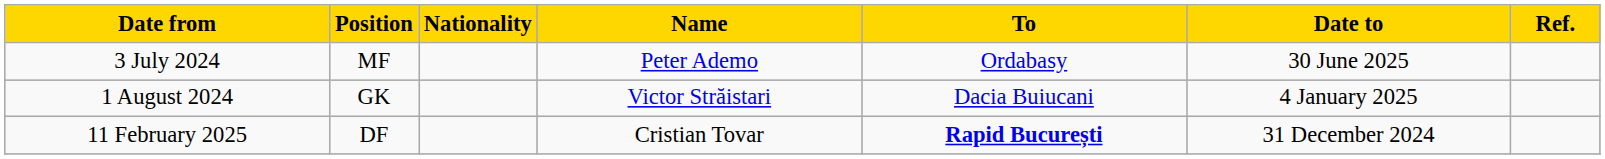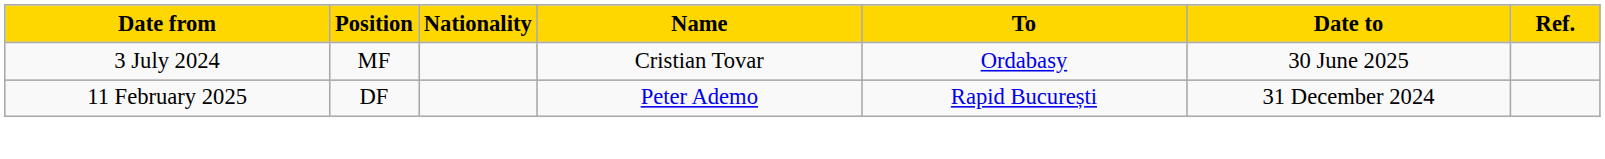(699, 60) Peter Ademo -> (699, 60) Cristian Tovar
- row: (167, 98)
(699, 135) Cristian Tovar -> (699, 98) Peter Ademo
(1024, 135) bold -> (1024, 98) normal
